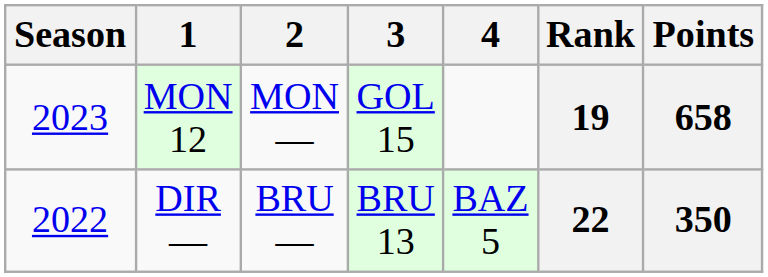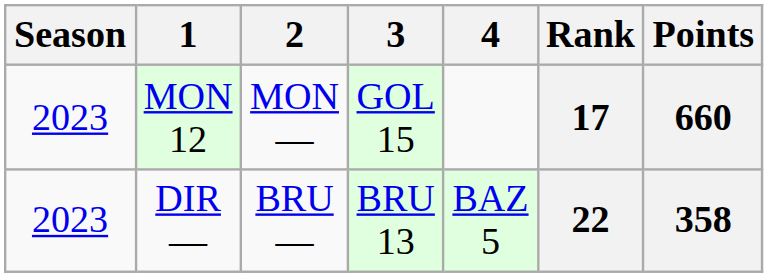(591, 116) 19 -> (591, 116) 17
(703, 116) 658 -> (703, 116) 660
(70, 219) 2022 -> (70, 219) 2023
(703, 219) 350 -> (703, 219) 358
